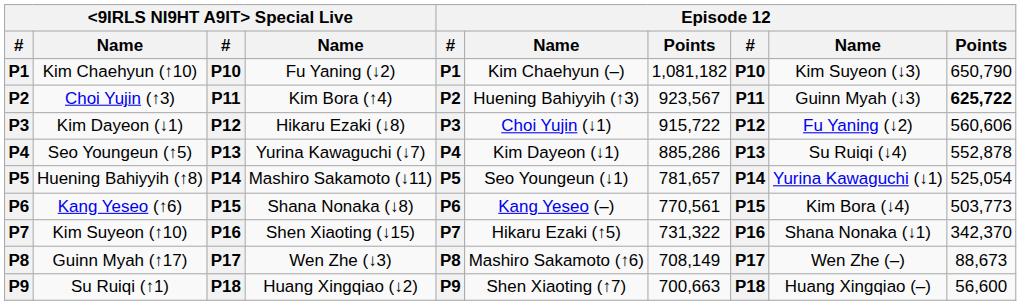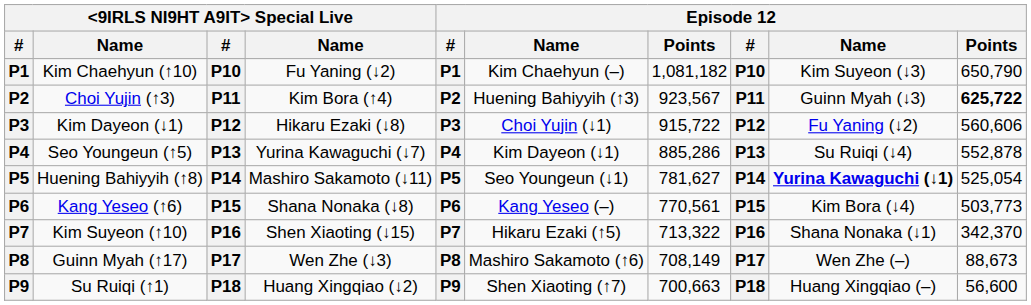(689, 179) 781,657 -> (689, 179) 781,627
(858, 179) normal -> (863, 179) bold
(689, 233) 731,322 -> (689, 233) 713,322
